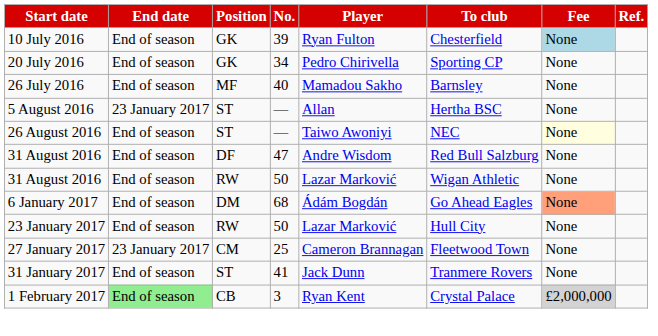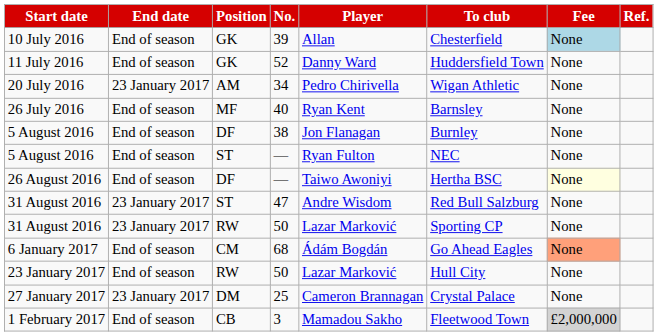(338, 39) Ryan Fulton -> (318, 39) Allan
+ row: (46, 62)
(153, 62) End of season -> (161, 86) 23 January 2017
(227, 62) GK -> (228, 86) AM
(466, 62) Sporting CP -> (475, 86) Wigan Athletic
(352, 86) Mamadou Sakho -> (333, 109) Ryan Kent
+ row: (51, 132)
(161, 109) 23 January 2017 -> (153, 156) End of season
(318, 109) Allan -> (338, 156) Ryan Fulton
(466, 109) Hertha BSC -> (445, 156) NEC
(225, 132) ST -> (225, 179) DF
(445, 132) NEC -> (466, 179) Hertha BSC
(153, 156) End of season -> (161, 202) 23 January 2017
(225, 156) DF -> (225, 202) ST
(153, 179) End of season -> (161, 226) 23 January 2017
(475, 179) Wigan Athletic -> (466, 226) Sporting CP
(228, 202) DM -> (227, 249) CM
(227, 249) CM -> (228, 296) DM
(480, 249) Fleetwood Town -> (472, 296) Crystal Palace
- row: (57, 272)
(153, 296) lightgreen background -> (153, 319) no background
(333, 296) Ryan Kent -> (352, 319) Mamadou Sakho
(472, 296) Crystal Palace -> (480, 319) Fleetwood Town
